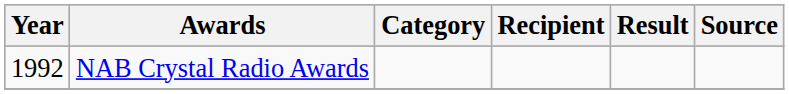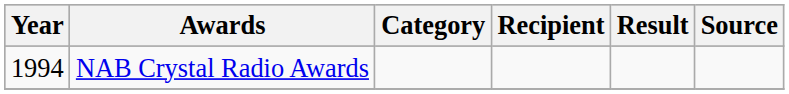(37, 67) 1992 -> (37, 67) 1994
